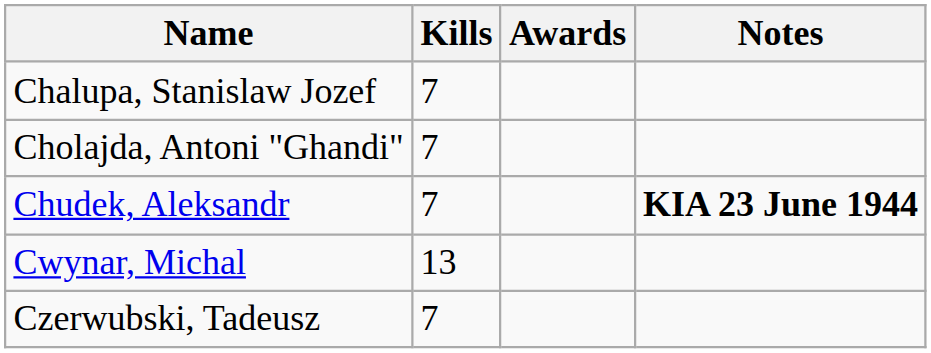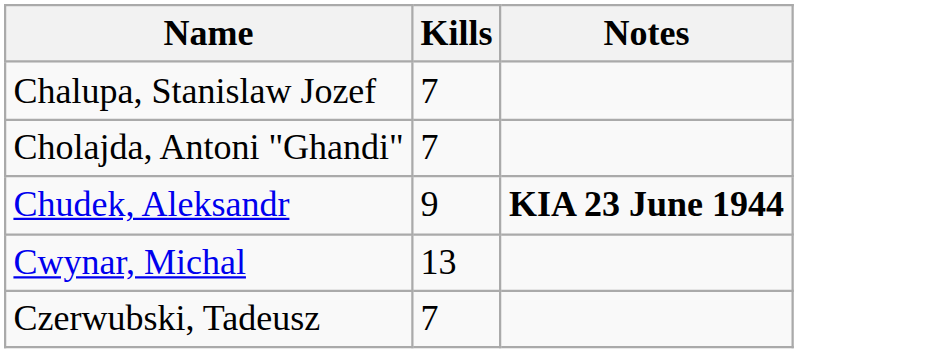- column: (568, 33)
(429, 204) 7 -> (429, 204) 9
